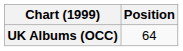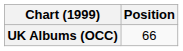(149, 35) 64 -> (149, 35) 66
